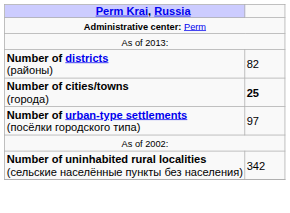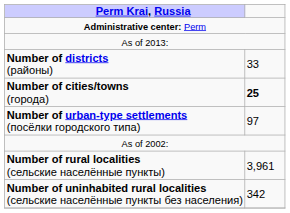(253, 64) 82 -> (253, 64) 33
+ row: (86, 165)
